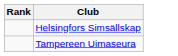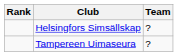+ column: (158, 12)
